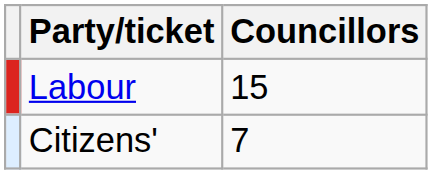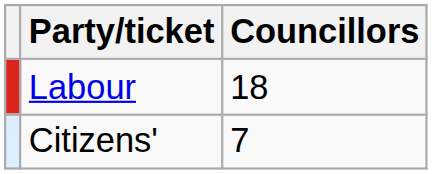(249, 86) 15 -> (249, 86) 18
